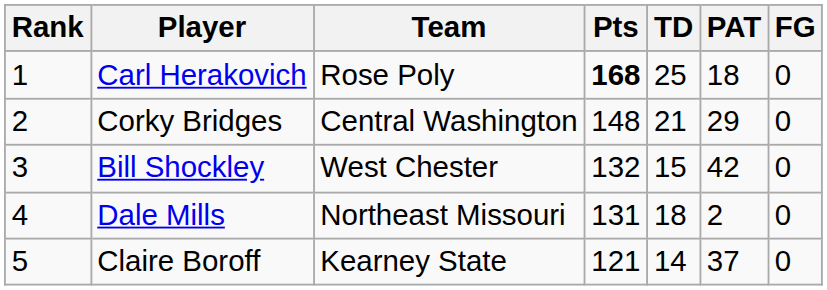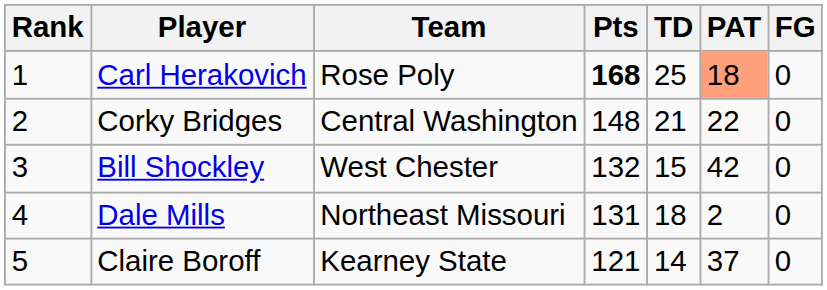(723, 74) no background -> (723, 74) lightsalmon background
(723, 121) 29 -> (723, 121) 22
